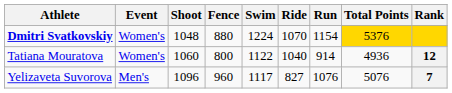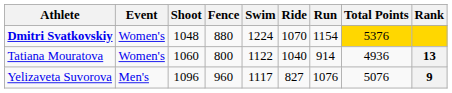(429, 57) 12 -> (429, 57) 13
(429, 78) 7 -> (429, 78) 9
